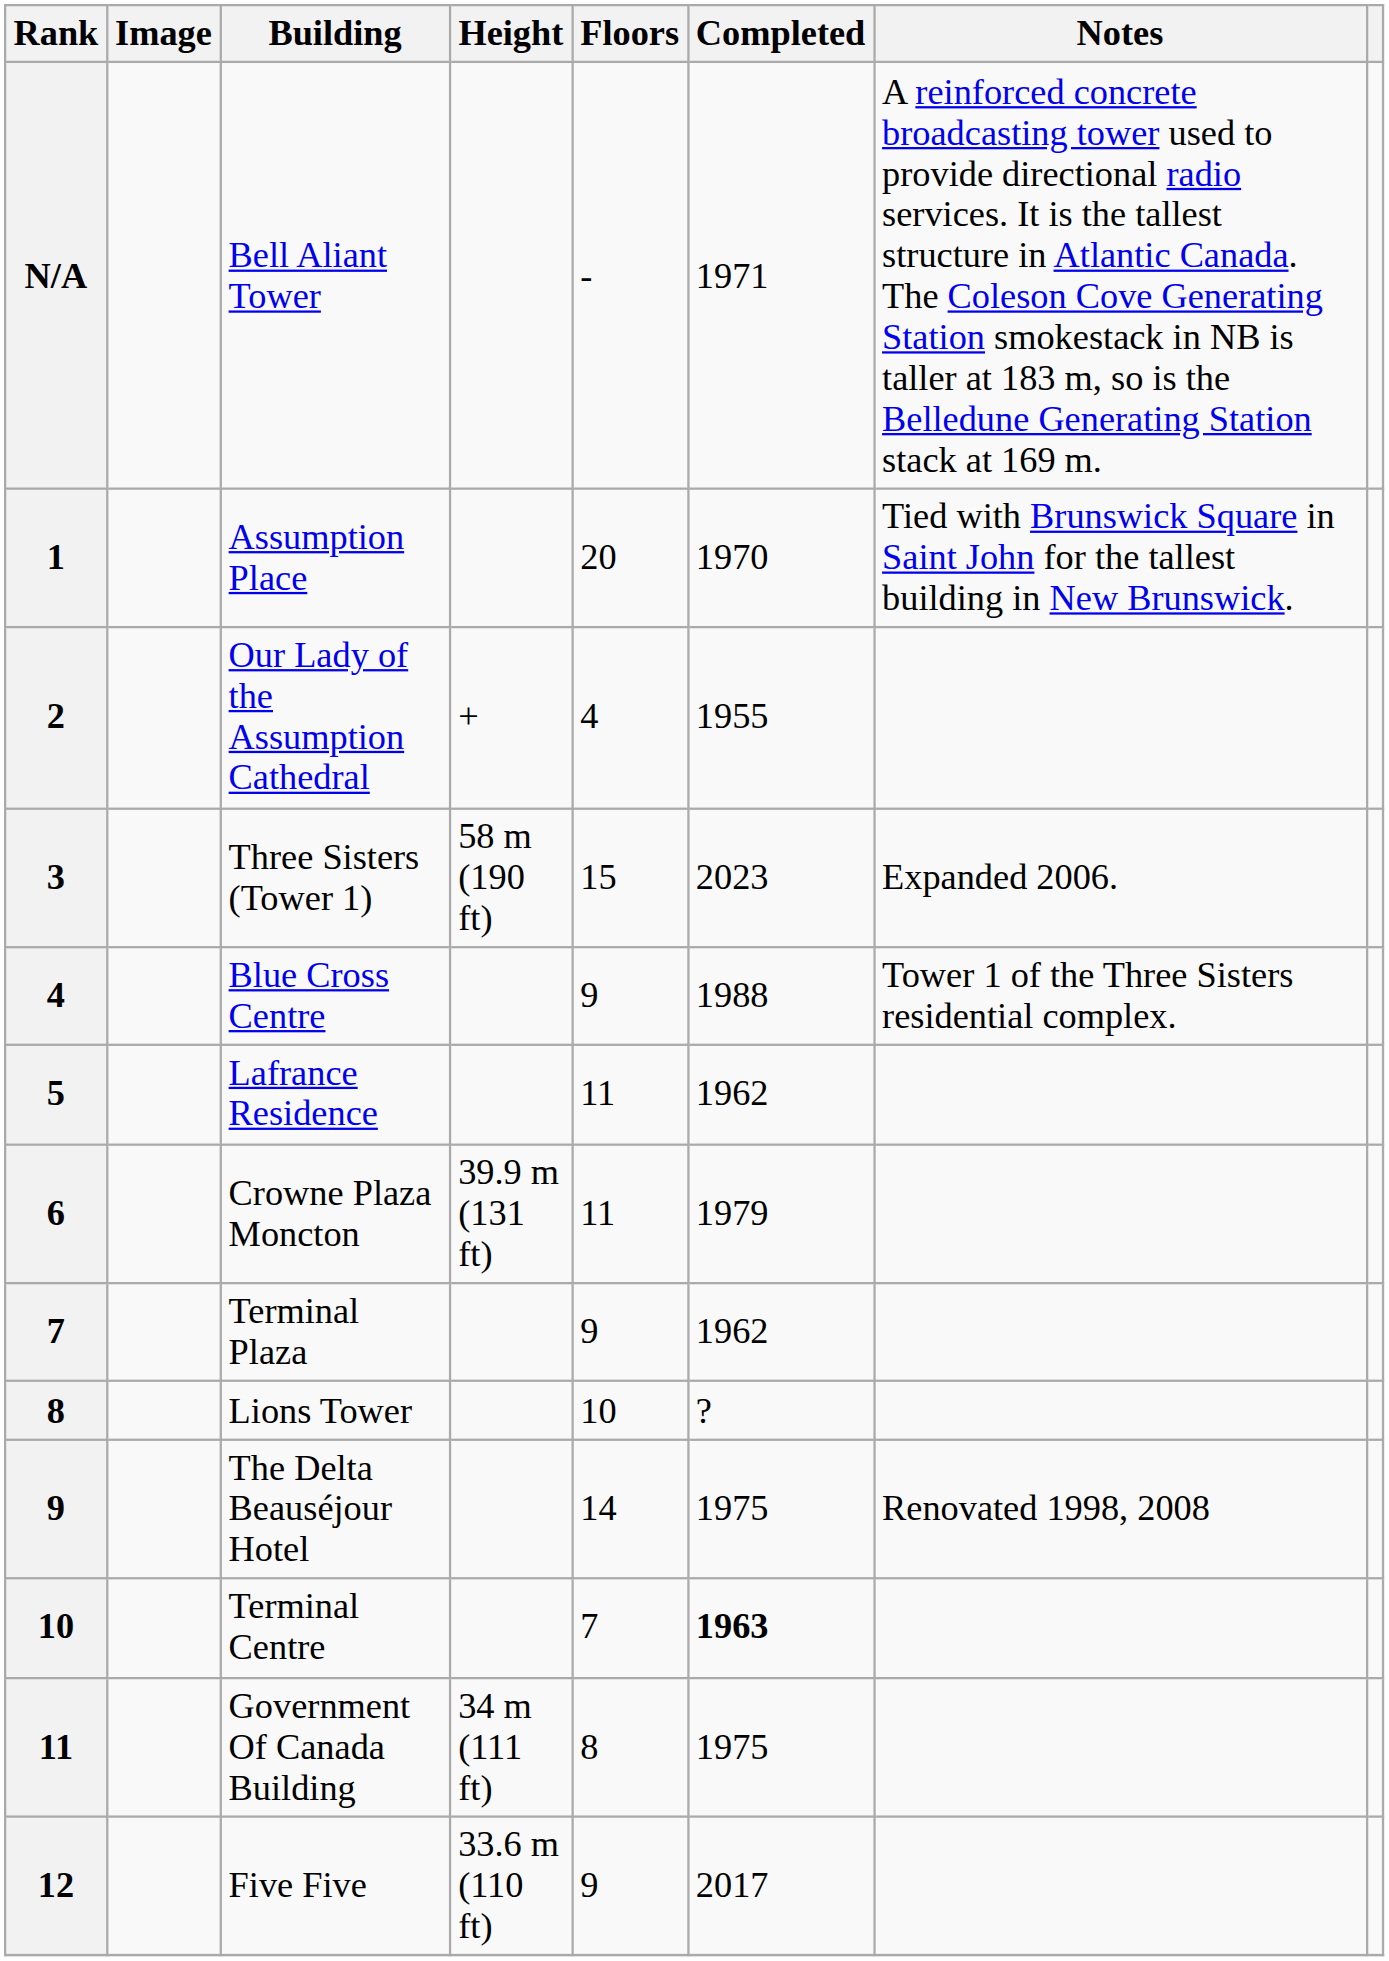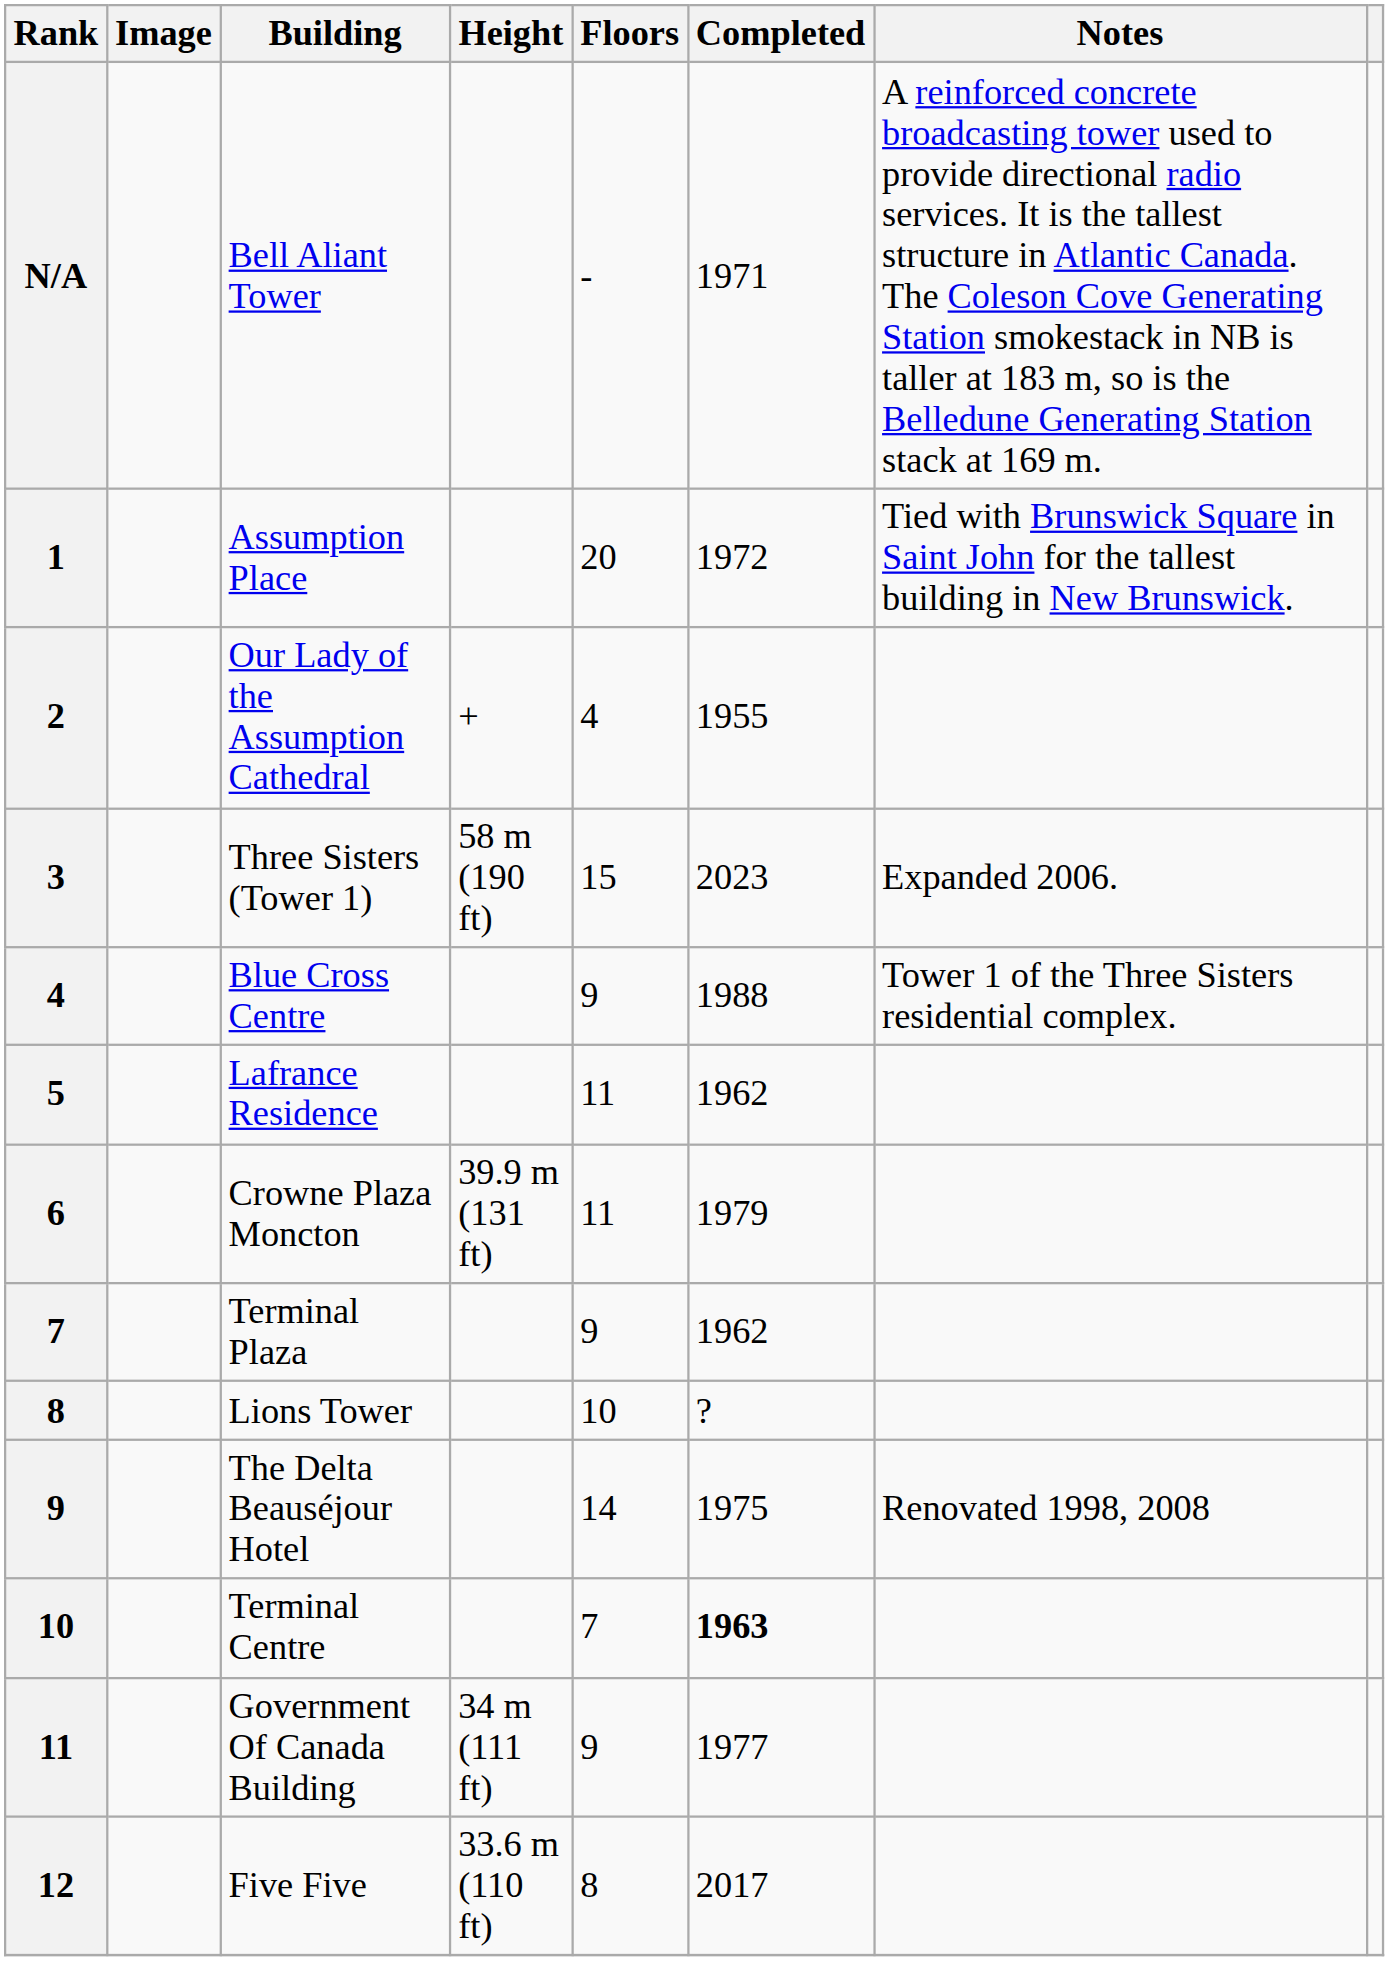(732, 557) 1970 -> (732, 557) 1972
(589, 1746) 8 -> (589, 1746) 9
(732, 1746) 1975 -> (732, 1746) 1977
(589, 1885) 9 -> (589, 1885) 8
